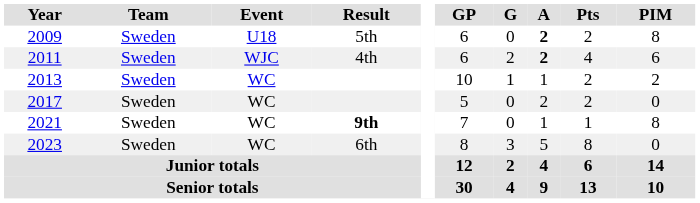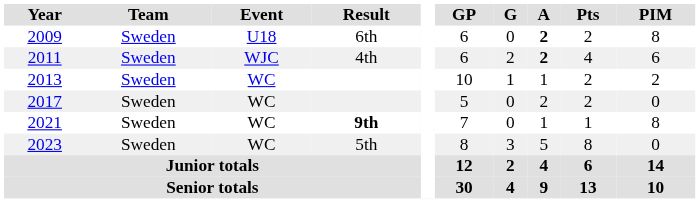(366, 36) 5th -> (366, 36) 6th
(366, 144) 6th -> (366, 144) 5th
